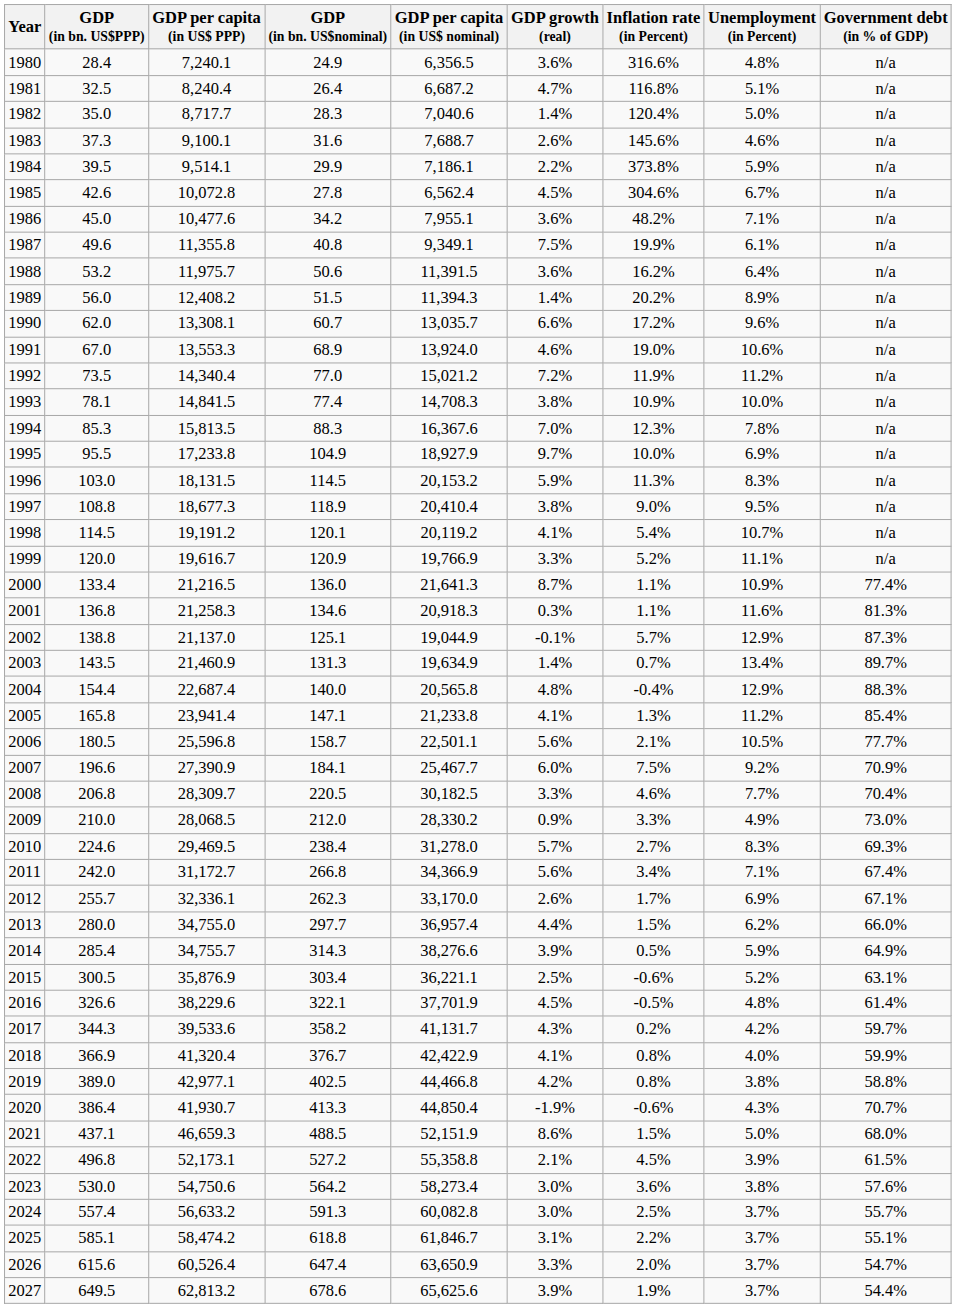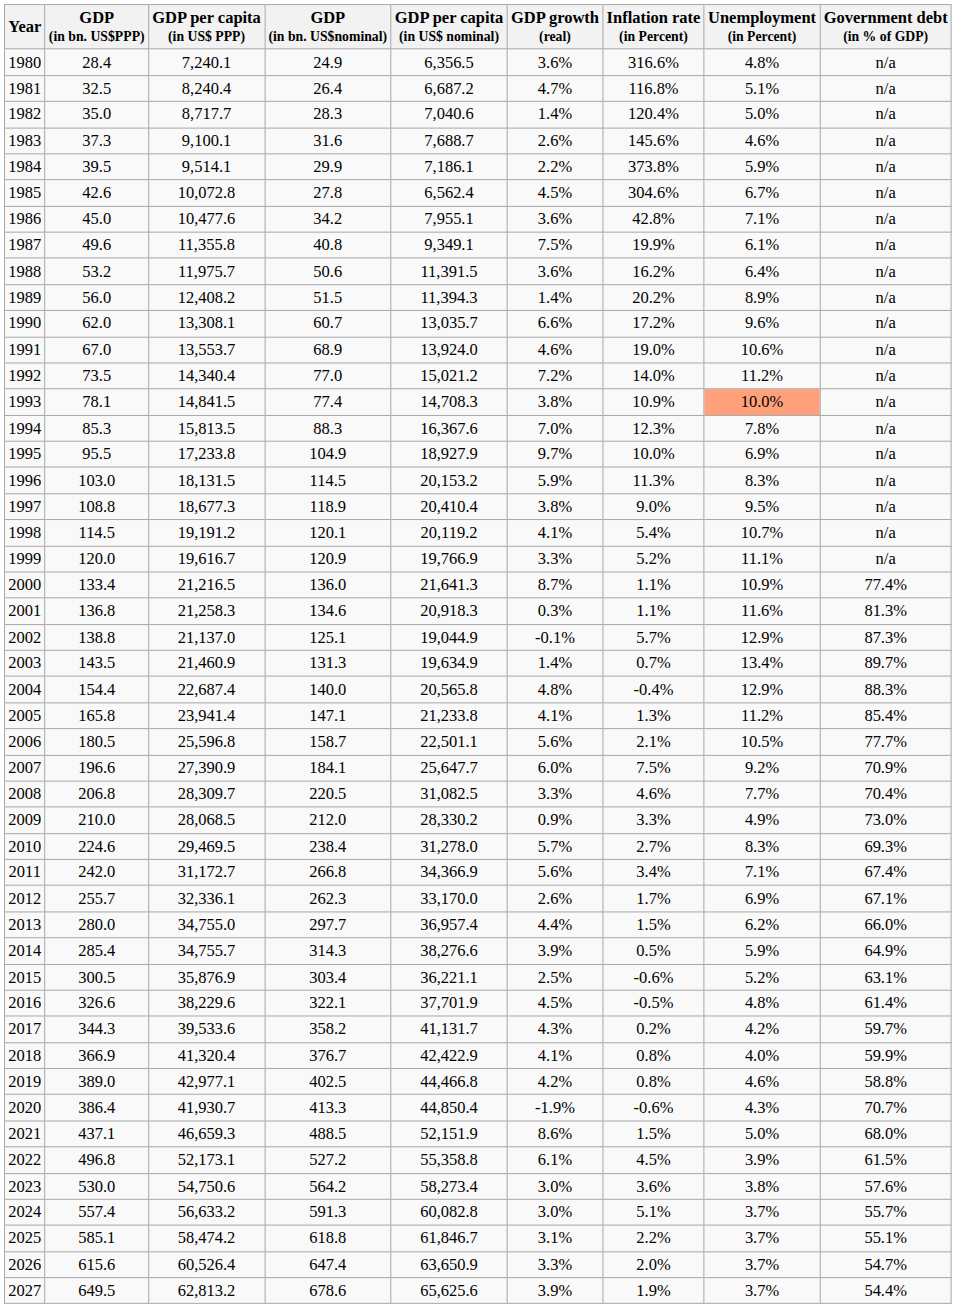(654, 219) 48.2% -> (654, 219) 42.8%
(207, 349) 13,553.3 -> (207, 349) 13,553.7
(654, 375) 11.9% -> (654, 375) 14.0%
(762, 402) no background -> (762, 402) lightsalmon background
(449, 767) 25,467.7 -> (449, 767) 25,647.7
(449, 794) 30,182.5 -> (449, 794) 31,082.5
(762, 1081) 3.8% -> (762, 1081) 4.6%
(555, 1159) 2.1% -> (555, 1159) 6.1%
(654, 1212) 2.5% -> (654, 1212) 5.1%
